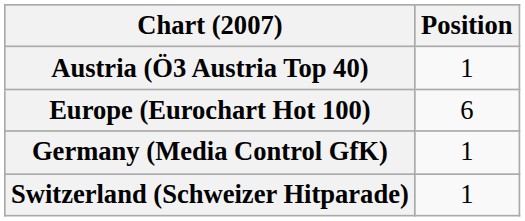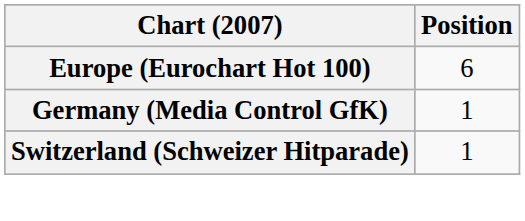- row: (210, 67)
